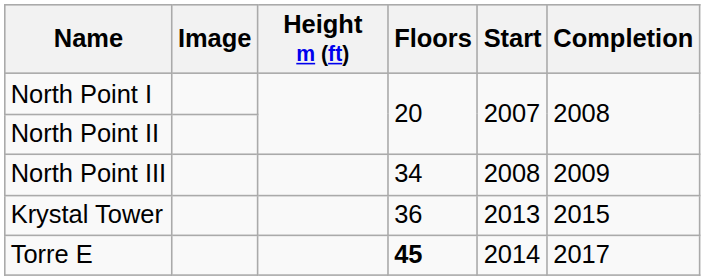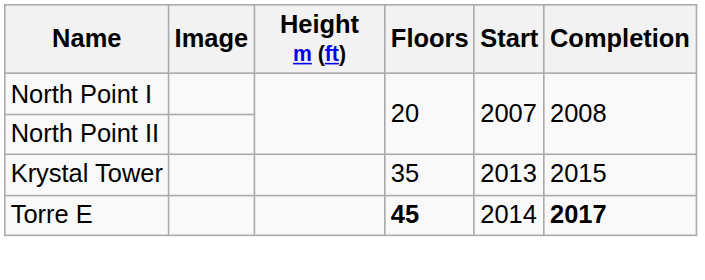- row: (88, 174)
(408, 214) 36 -> (405, 174) 35
(582, 255) normal -> (578, 214) bold
